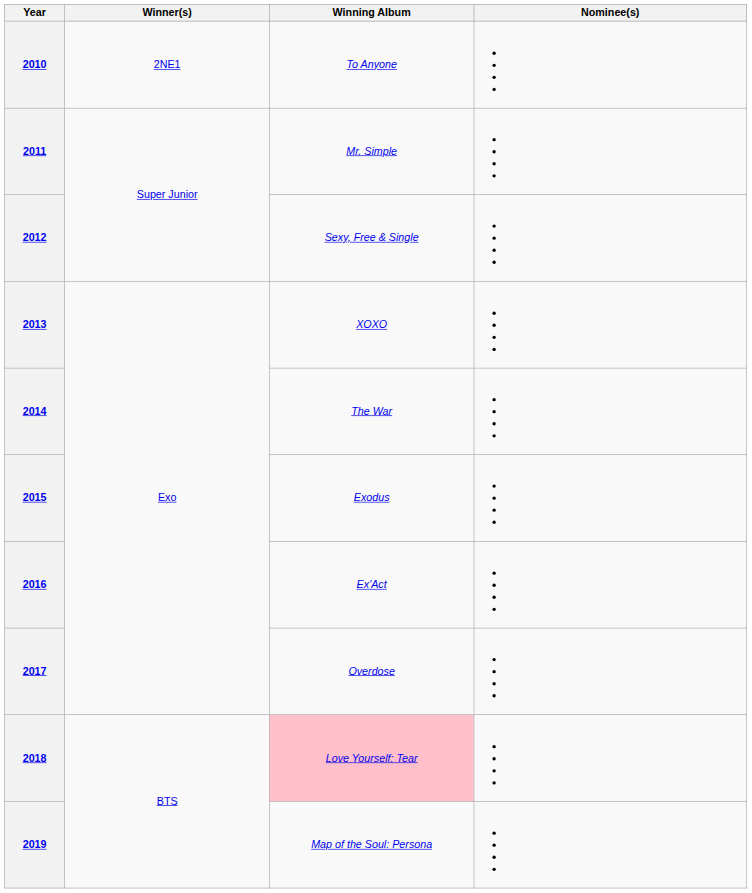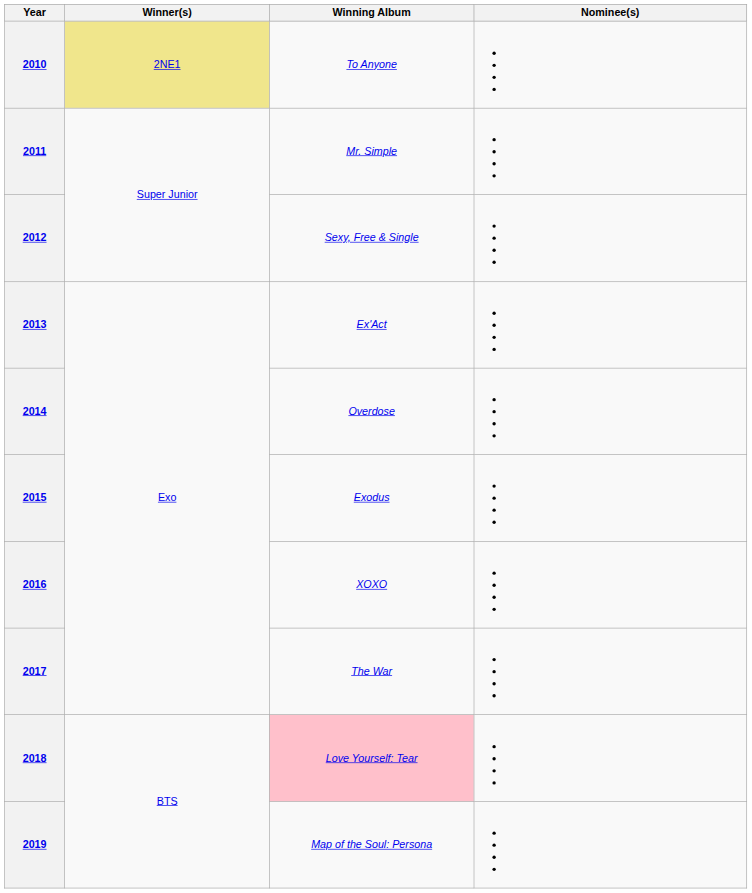(167, 64) no background -> (167, 64) khaki background
(372, 324) XOXO -> (372, 324) Ex'Act
(372, 411) The War -> (372, 411) Overdose
(372, 584) Ex'Act -> (372, 584) XOXO
(372, 671) Overdose -> (372, 671) The War
